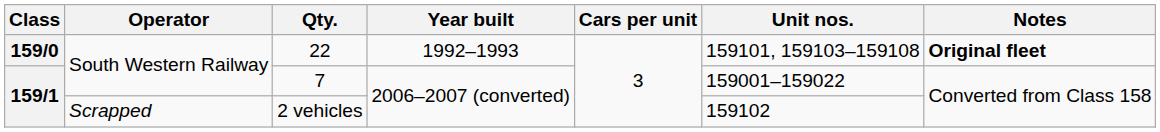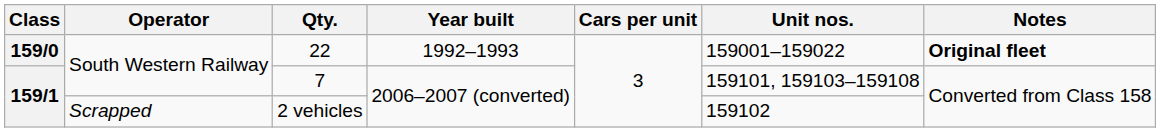(813, 50) 159101, 159103–159108 -> (775, 50) 159001–159022
(775, 80) 159001–159022 -> (813, 80) 159101, 159103–159108
